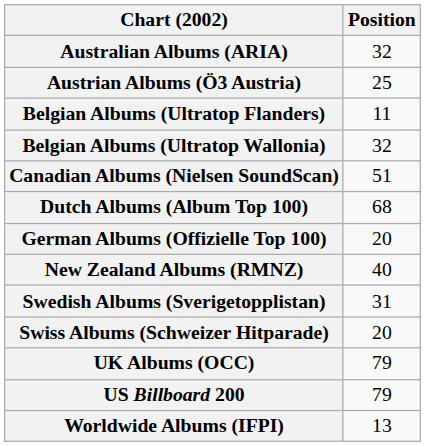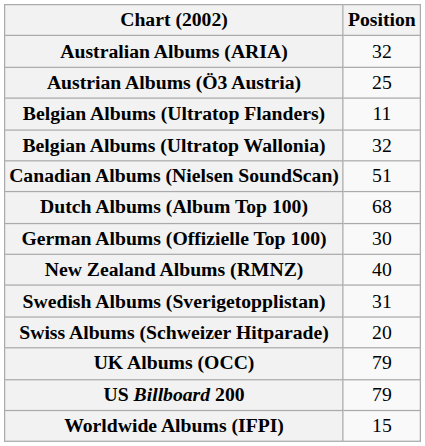(382, 238) 20 -> (382, 238) 30
(382, 425) 13 -> (382, 425) 15
